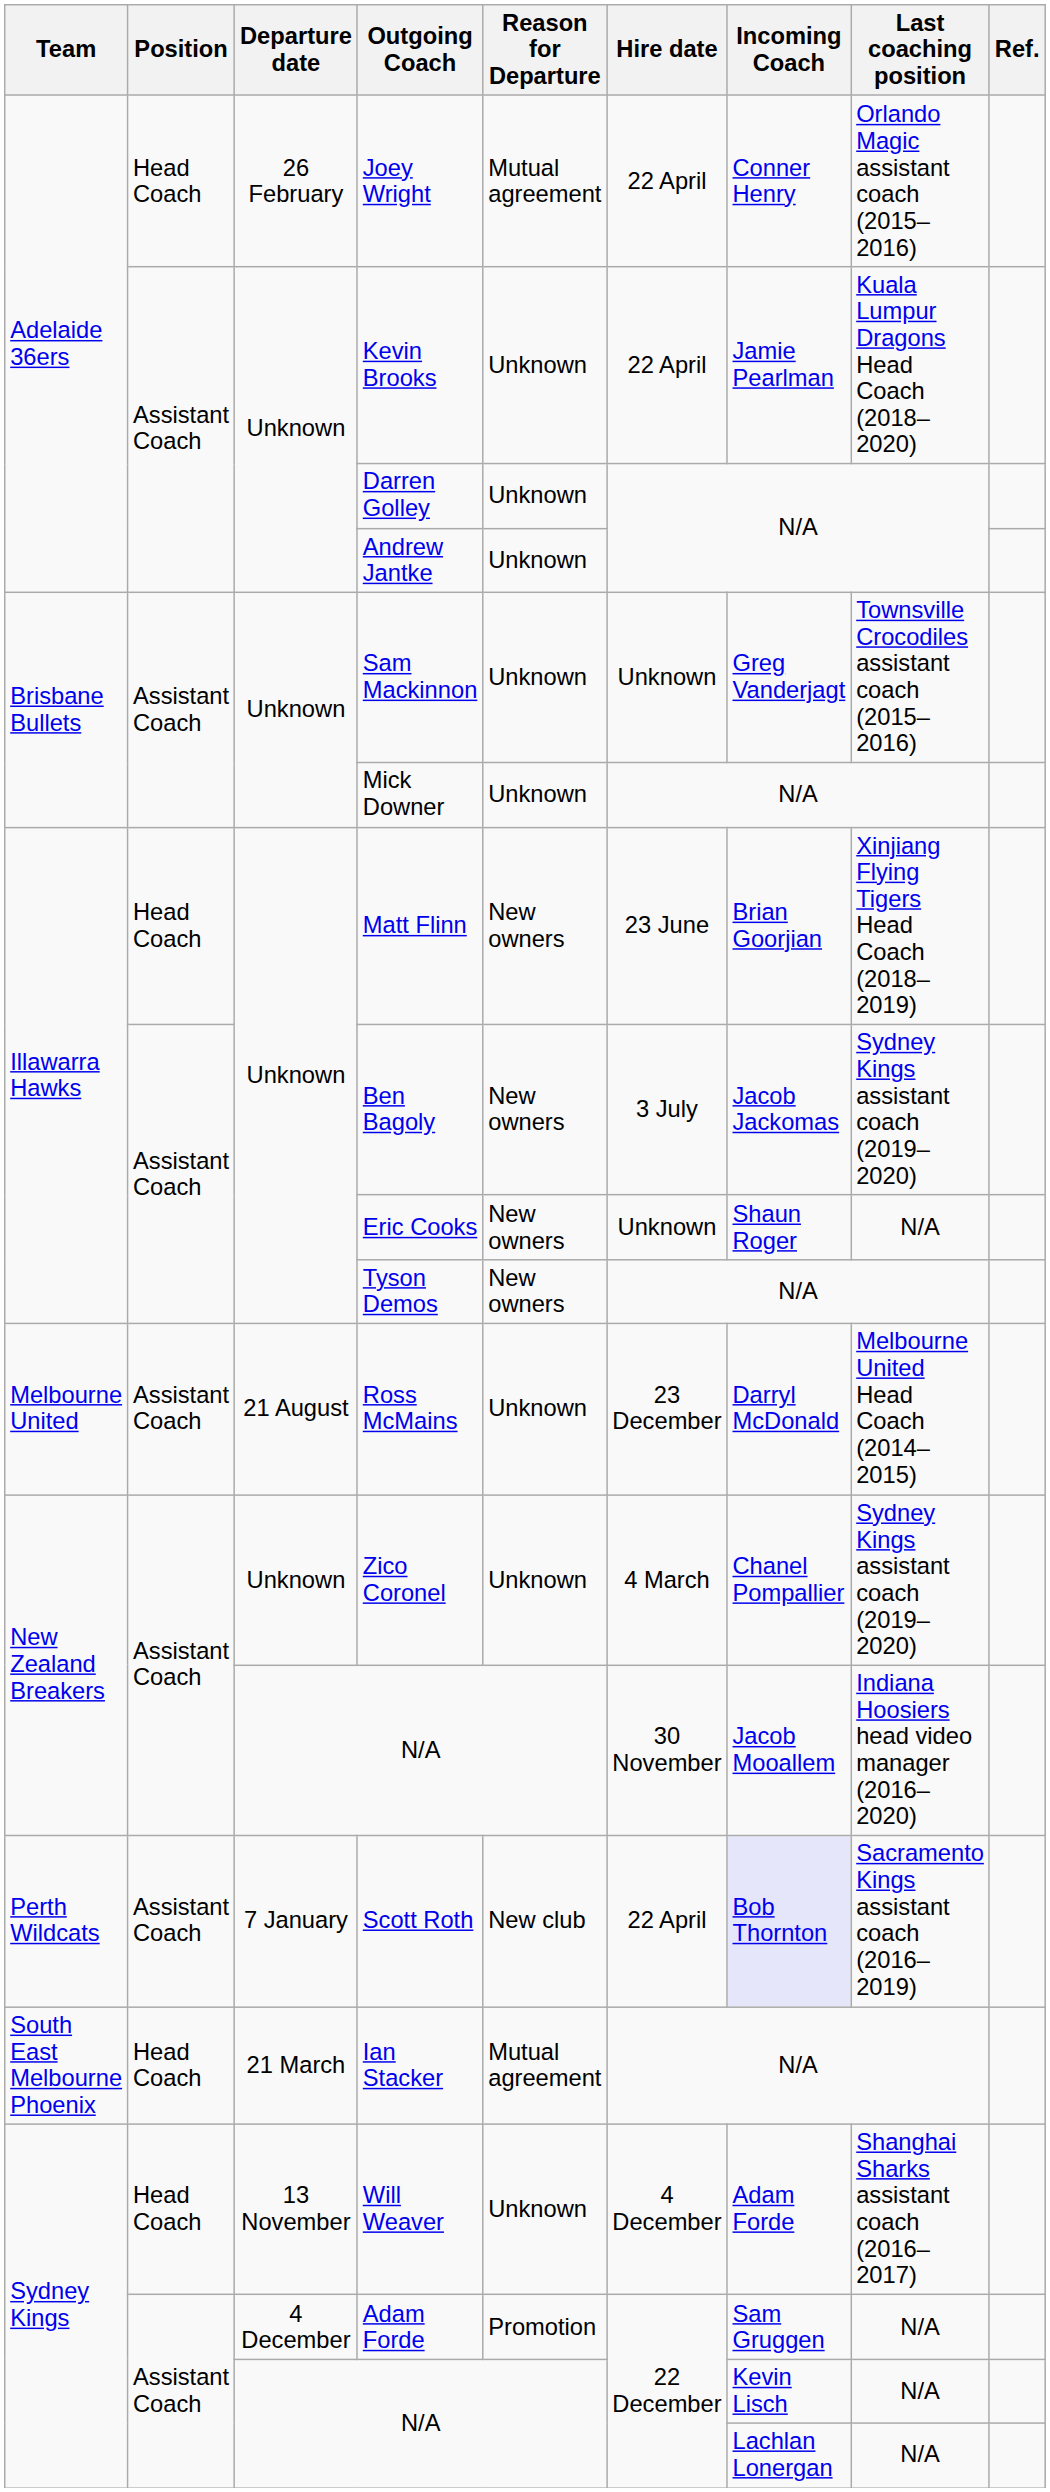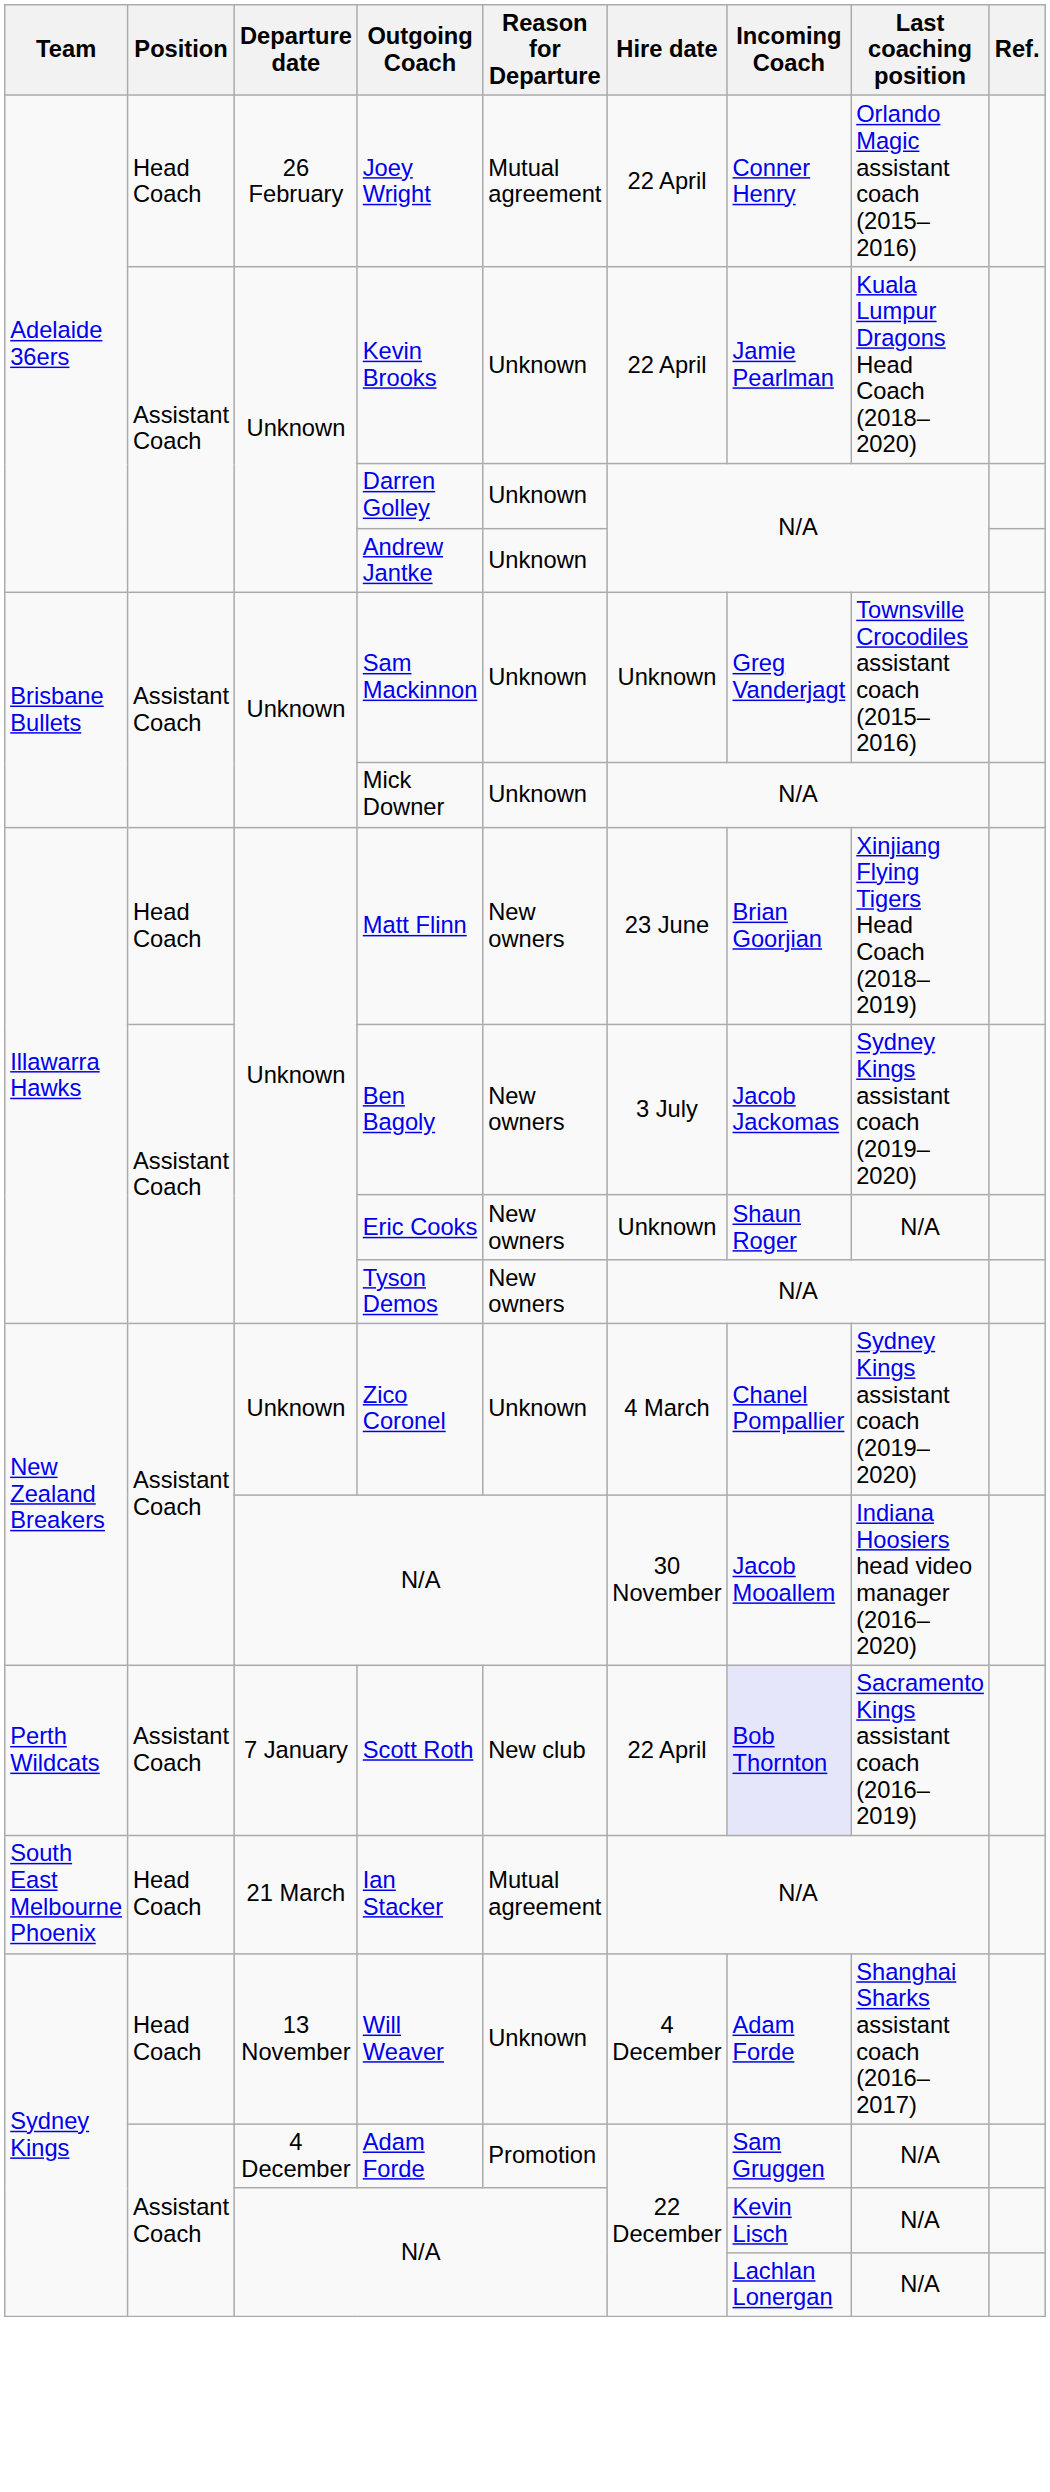- row: (66, 1408)
